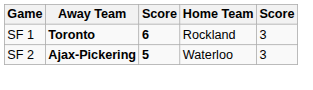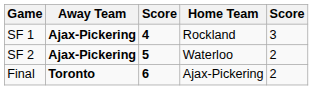(72, 34) Toronto -> (92, 34) Ajax-Pickering
(145, 34) 6 -> (145, 34) 4
(263, 54) 3 -> (273, 54) 2
+ row: (21, 74)
